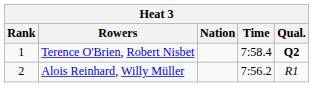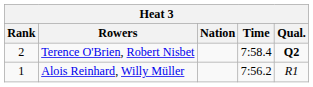(21, 52) 1 -> (21, 52) 2
(21, 71) 2 -> (21, 71) 1
